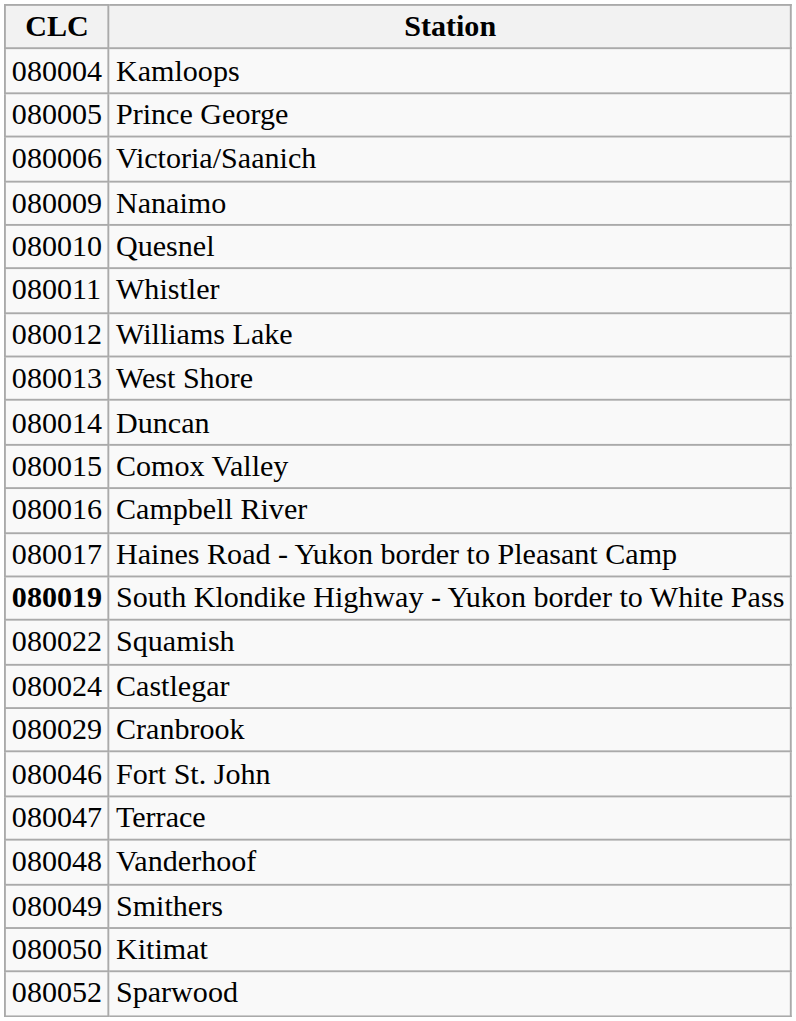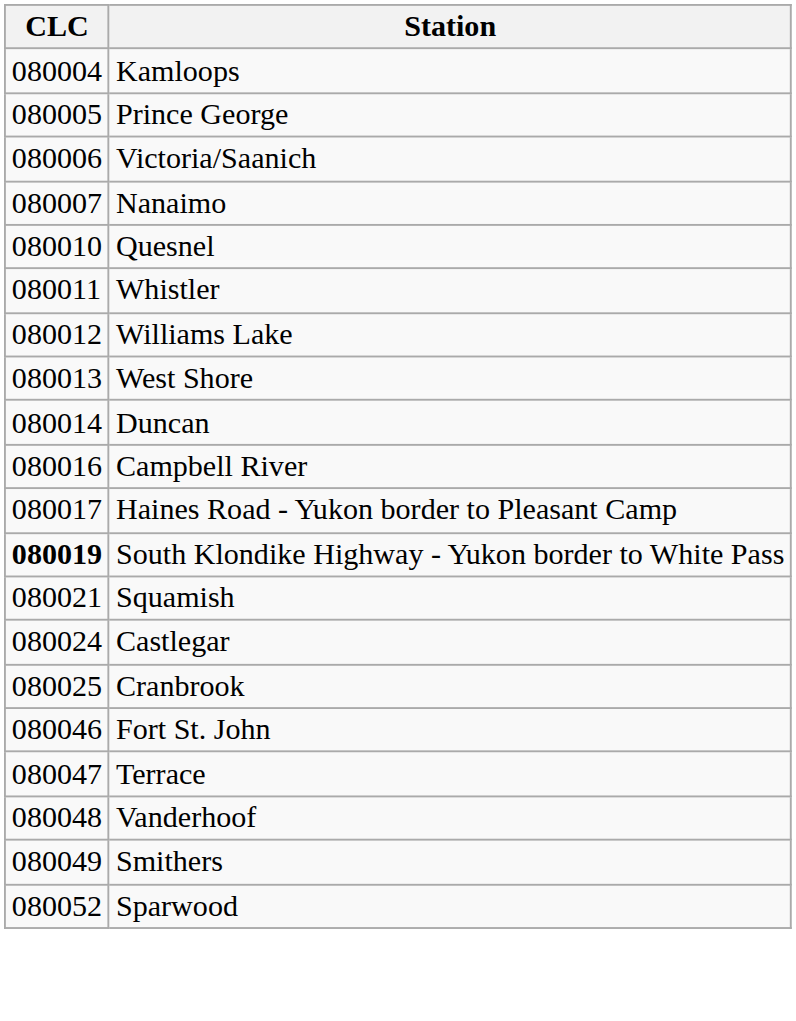(57, 202) 080009 -> (57, 202) 080007
- row: (202, 465)
(57, 641) 080022 -> (57, 597) 080021
(57, 729) 080029 -> (57, 685) 080025
- row: (162, 949)
